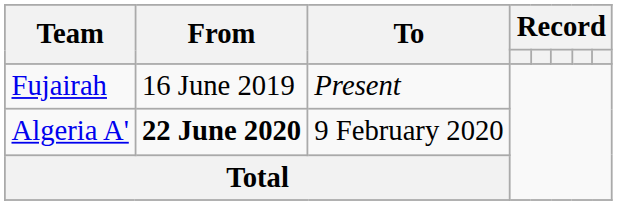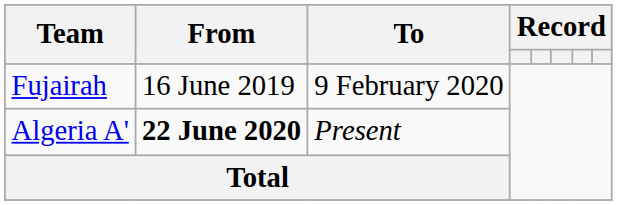(358, 85) Present -> (409, 85) 9 February 2020
(409, 131) 9 February 2020 -> (358, 131) Present
